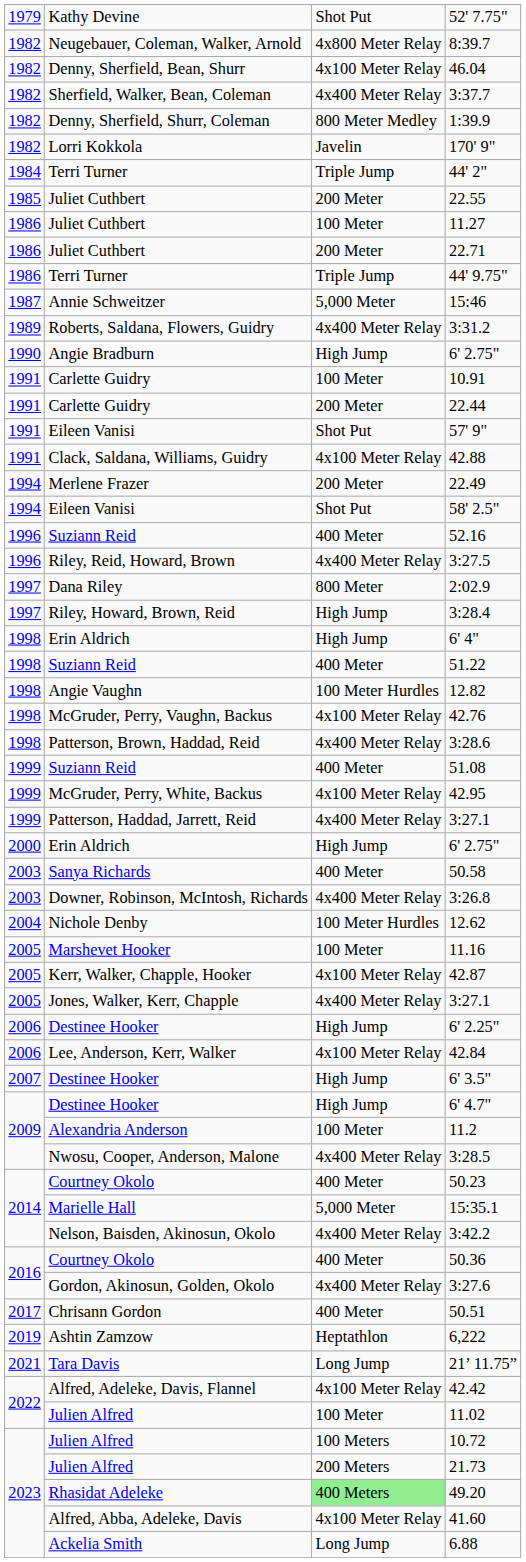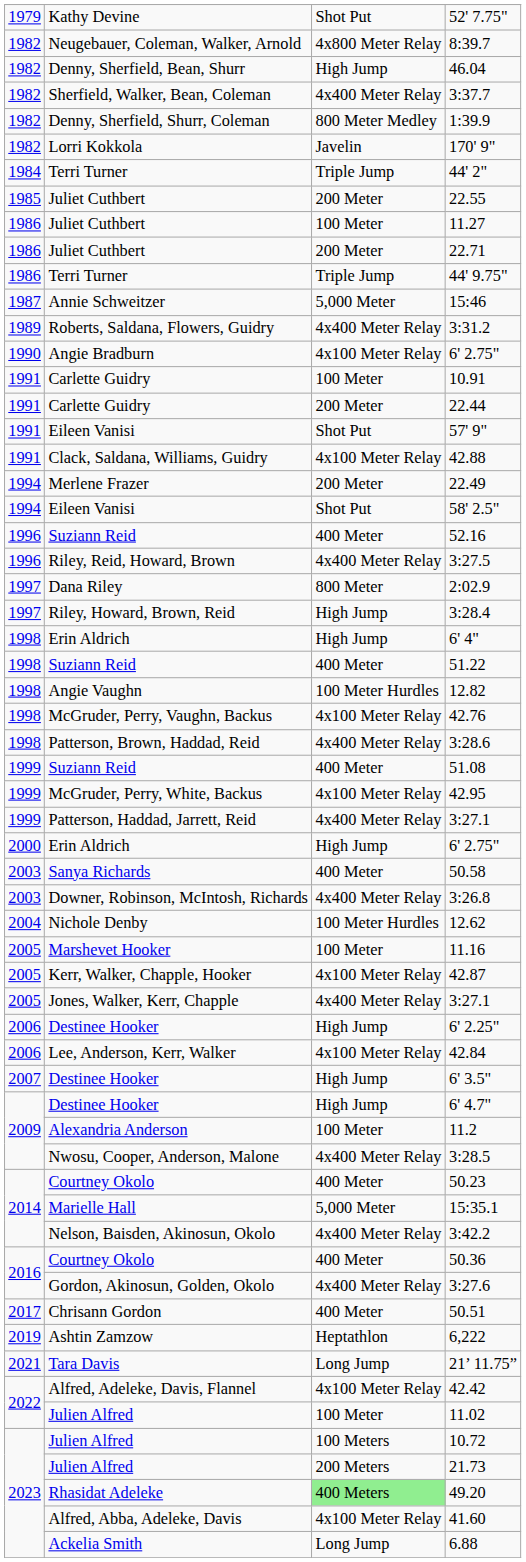(378, 69) 4x100 Meter Relay -> (352, 69) High Jump
(352, 353) High Jump -> (378, 353) 4x100 Meter Relay
